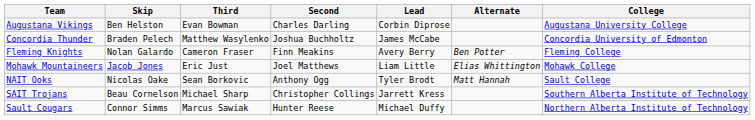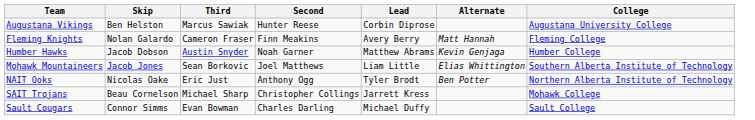(210, 25) Evan Bowman -> (215, 25) Marcus Sawiak
(311, 25) Charles Darling -> (288, 25) Hunter Reese
- row: (50, 39)
(479, 53) Ben Potter -> (467, 39) Matt Hannah
+ row: (37, 53)
(205, 66) Eric Just -> (215, 66) Sean Borkovic
(580, 66) Mohawk College -> (631, 66) Southern Alberta Institute of Technology
(215, 80) Sean Borkovic -> (205, 80) Eric Just
(482, 80) Matt Hannah -> (464, 80) Ben Potter
(577, 80) Sault College -> (631, 80) Northern Alberta Institute of Technology
(646, 94) Southern Alberta Institute of Technology -> (565, 94) Mohawk College
(215, 108) Marcus Sawiak -> (210, 108) Evan Bowman
(303, 108) Hunter Reese -> (296, 108) Charles Darling
(646, 108) Northern Alberta Institute of Technology -> (562, 108) Sault College
